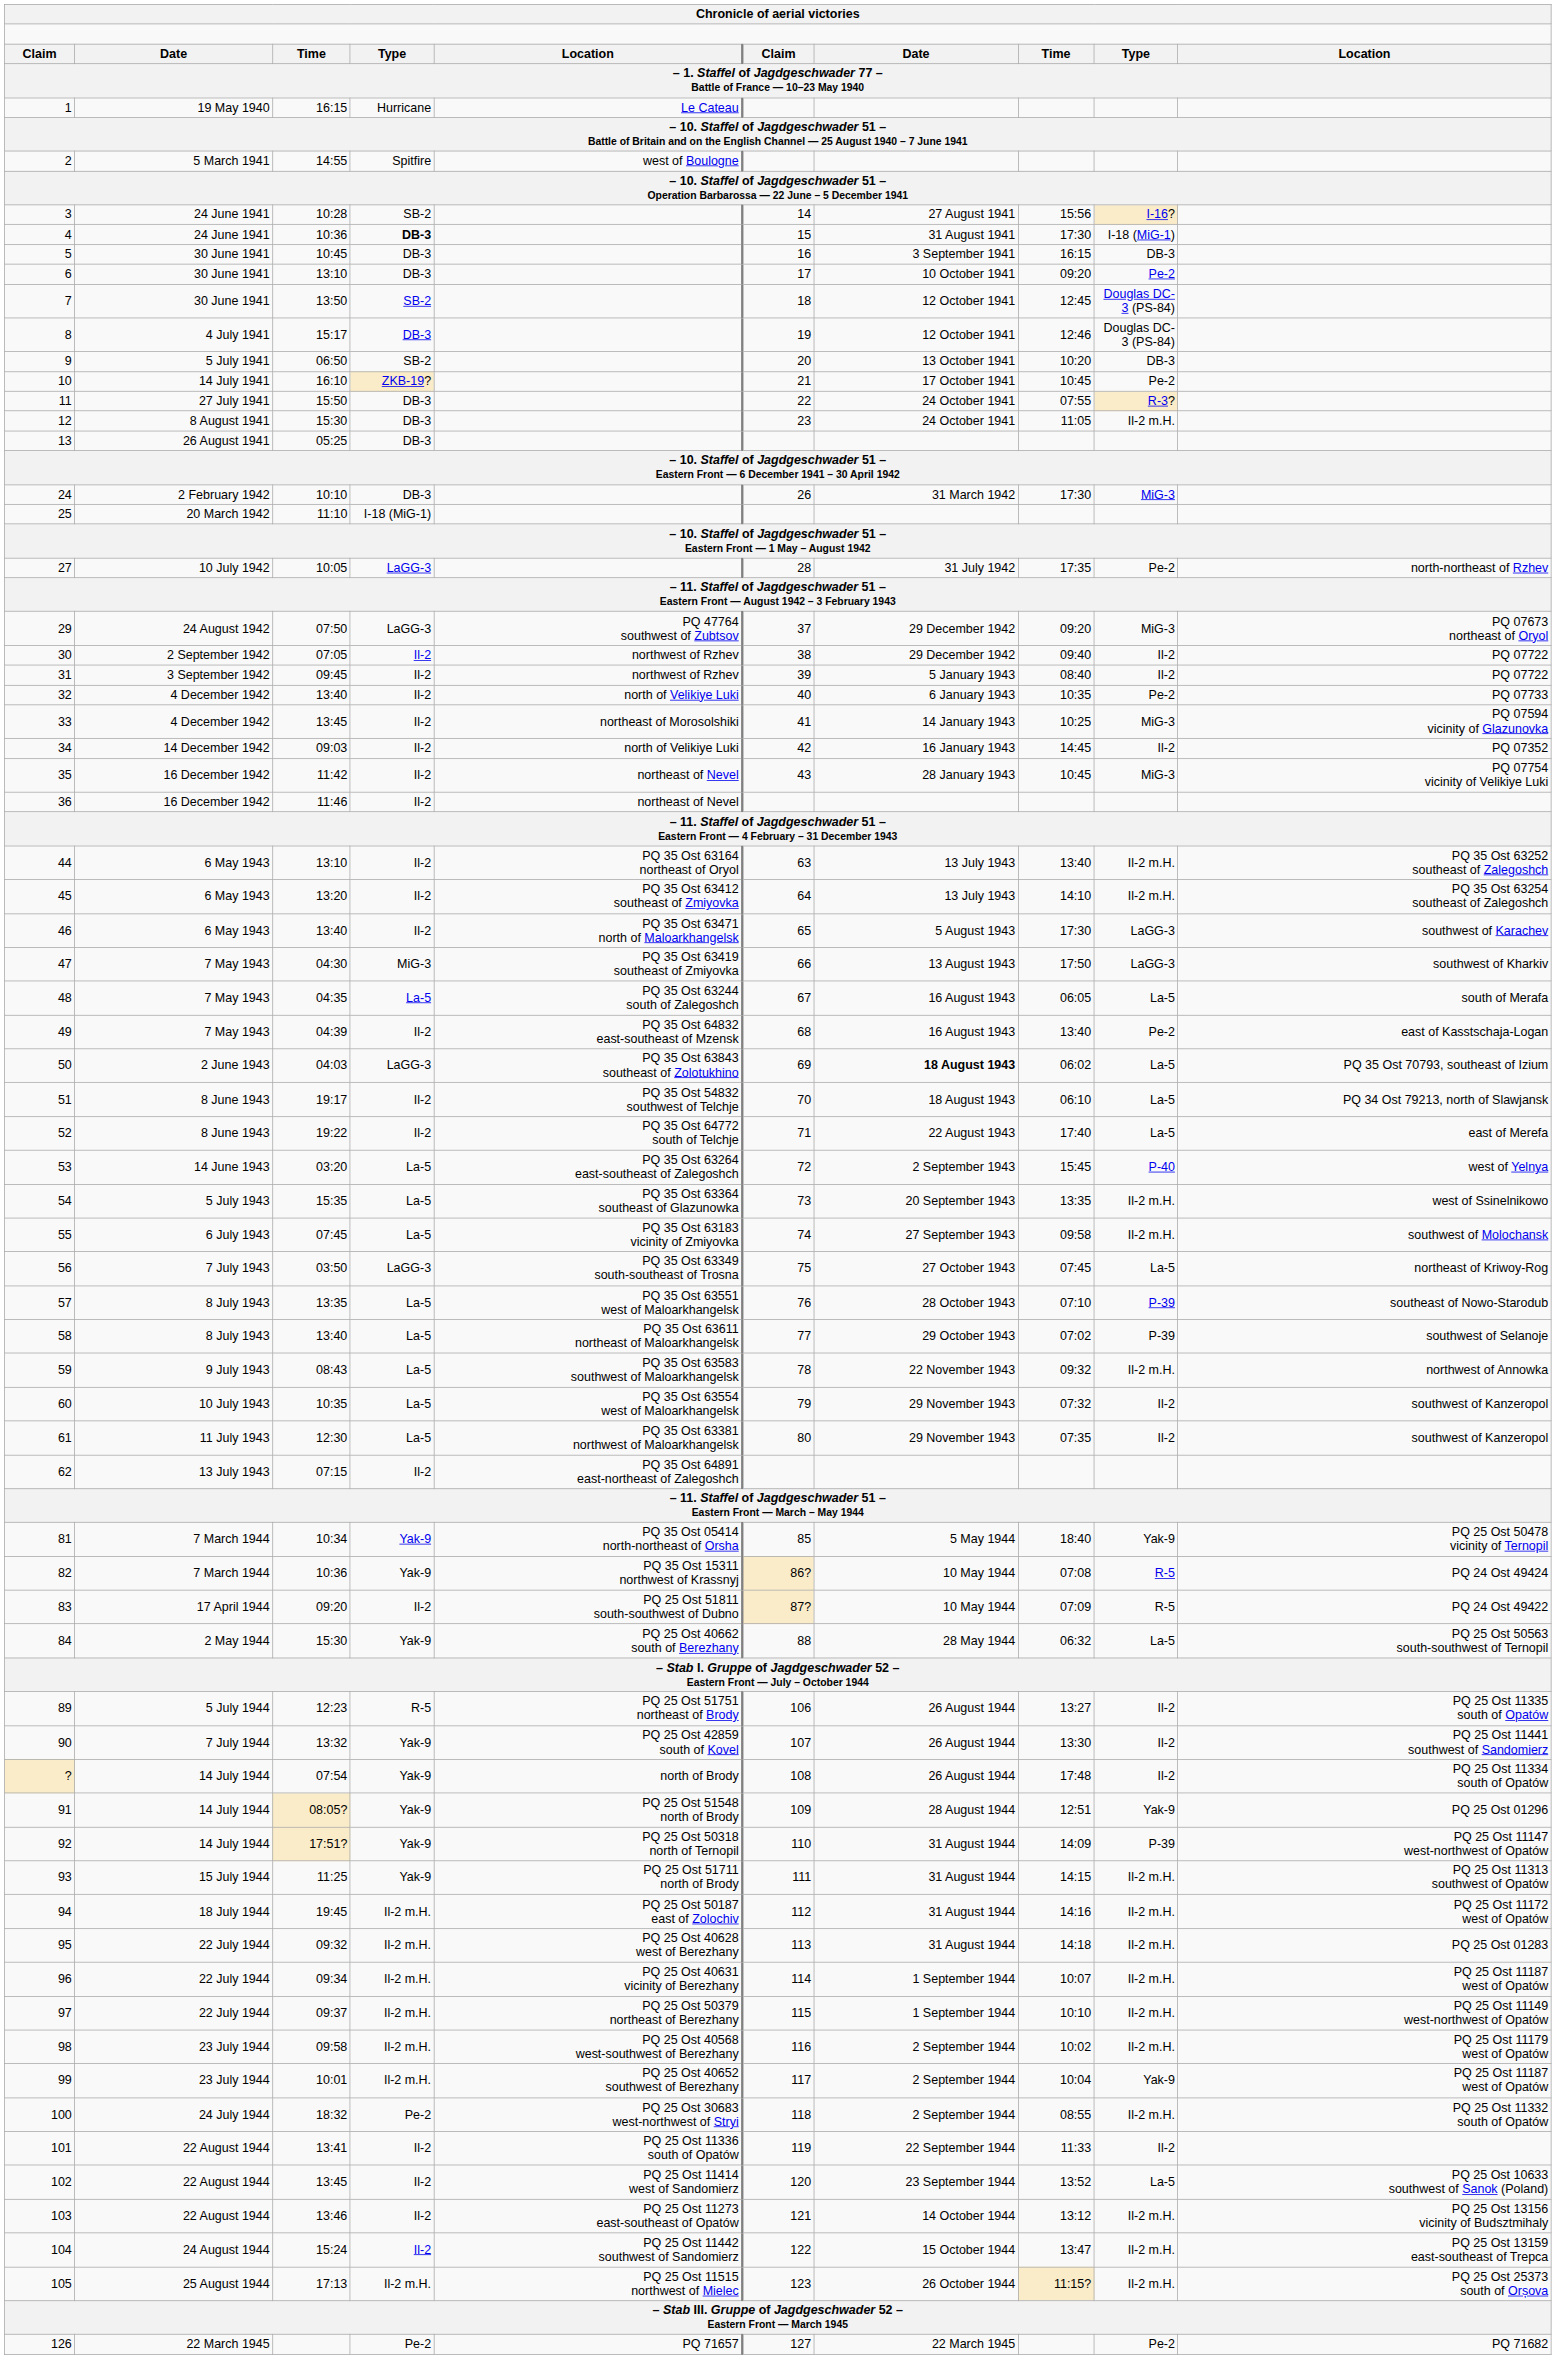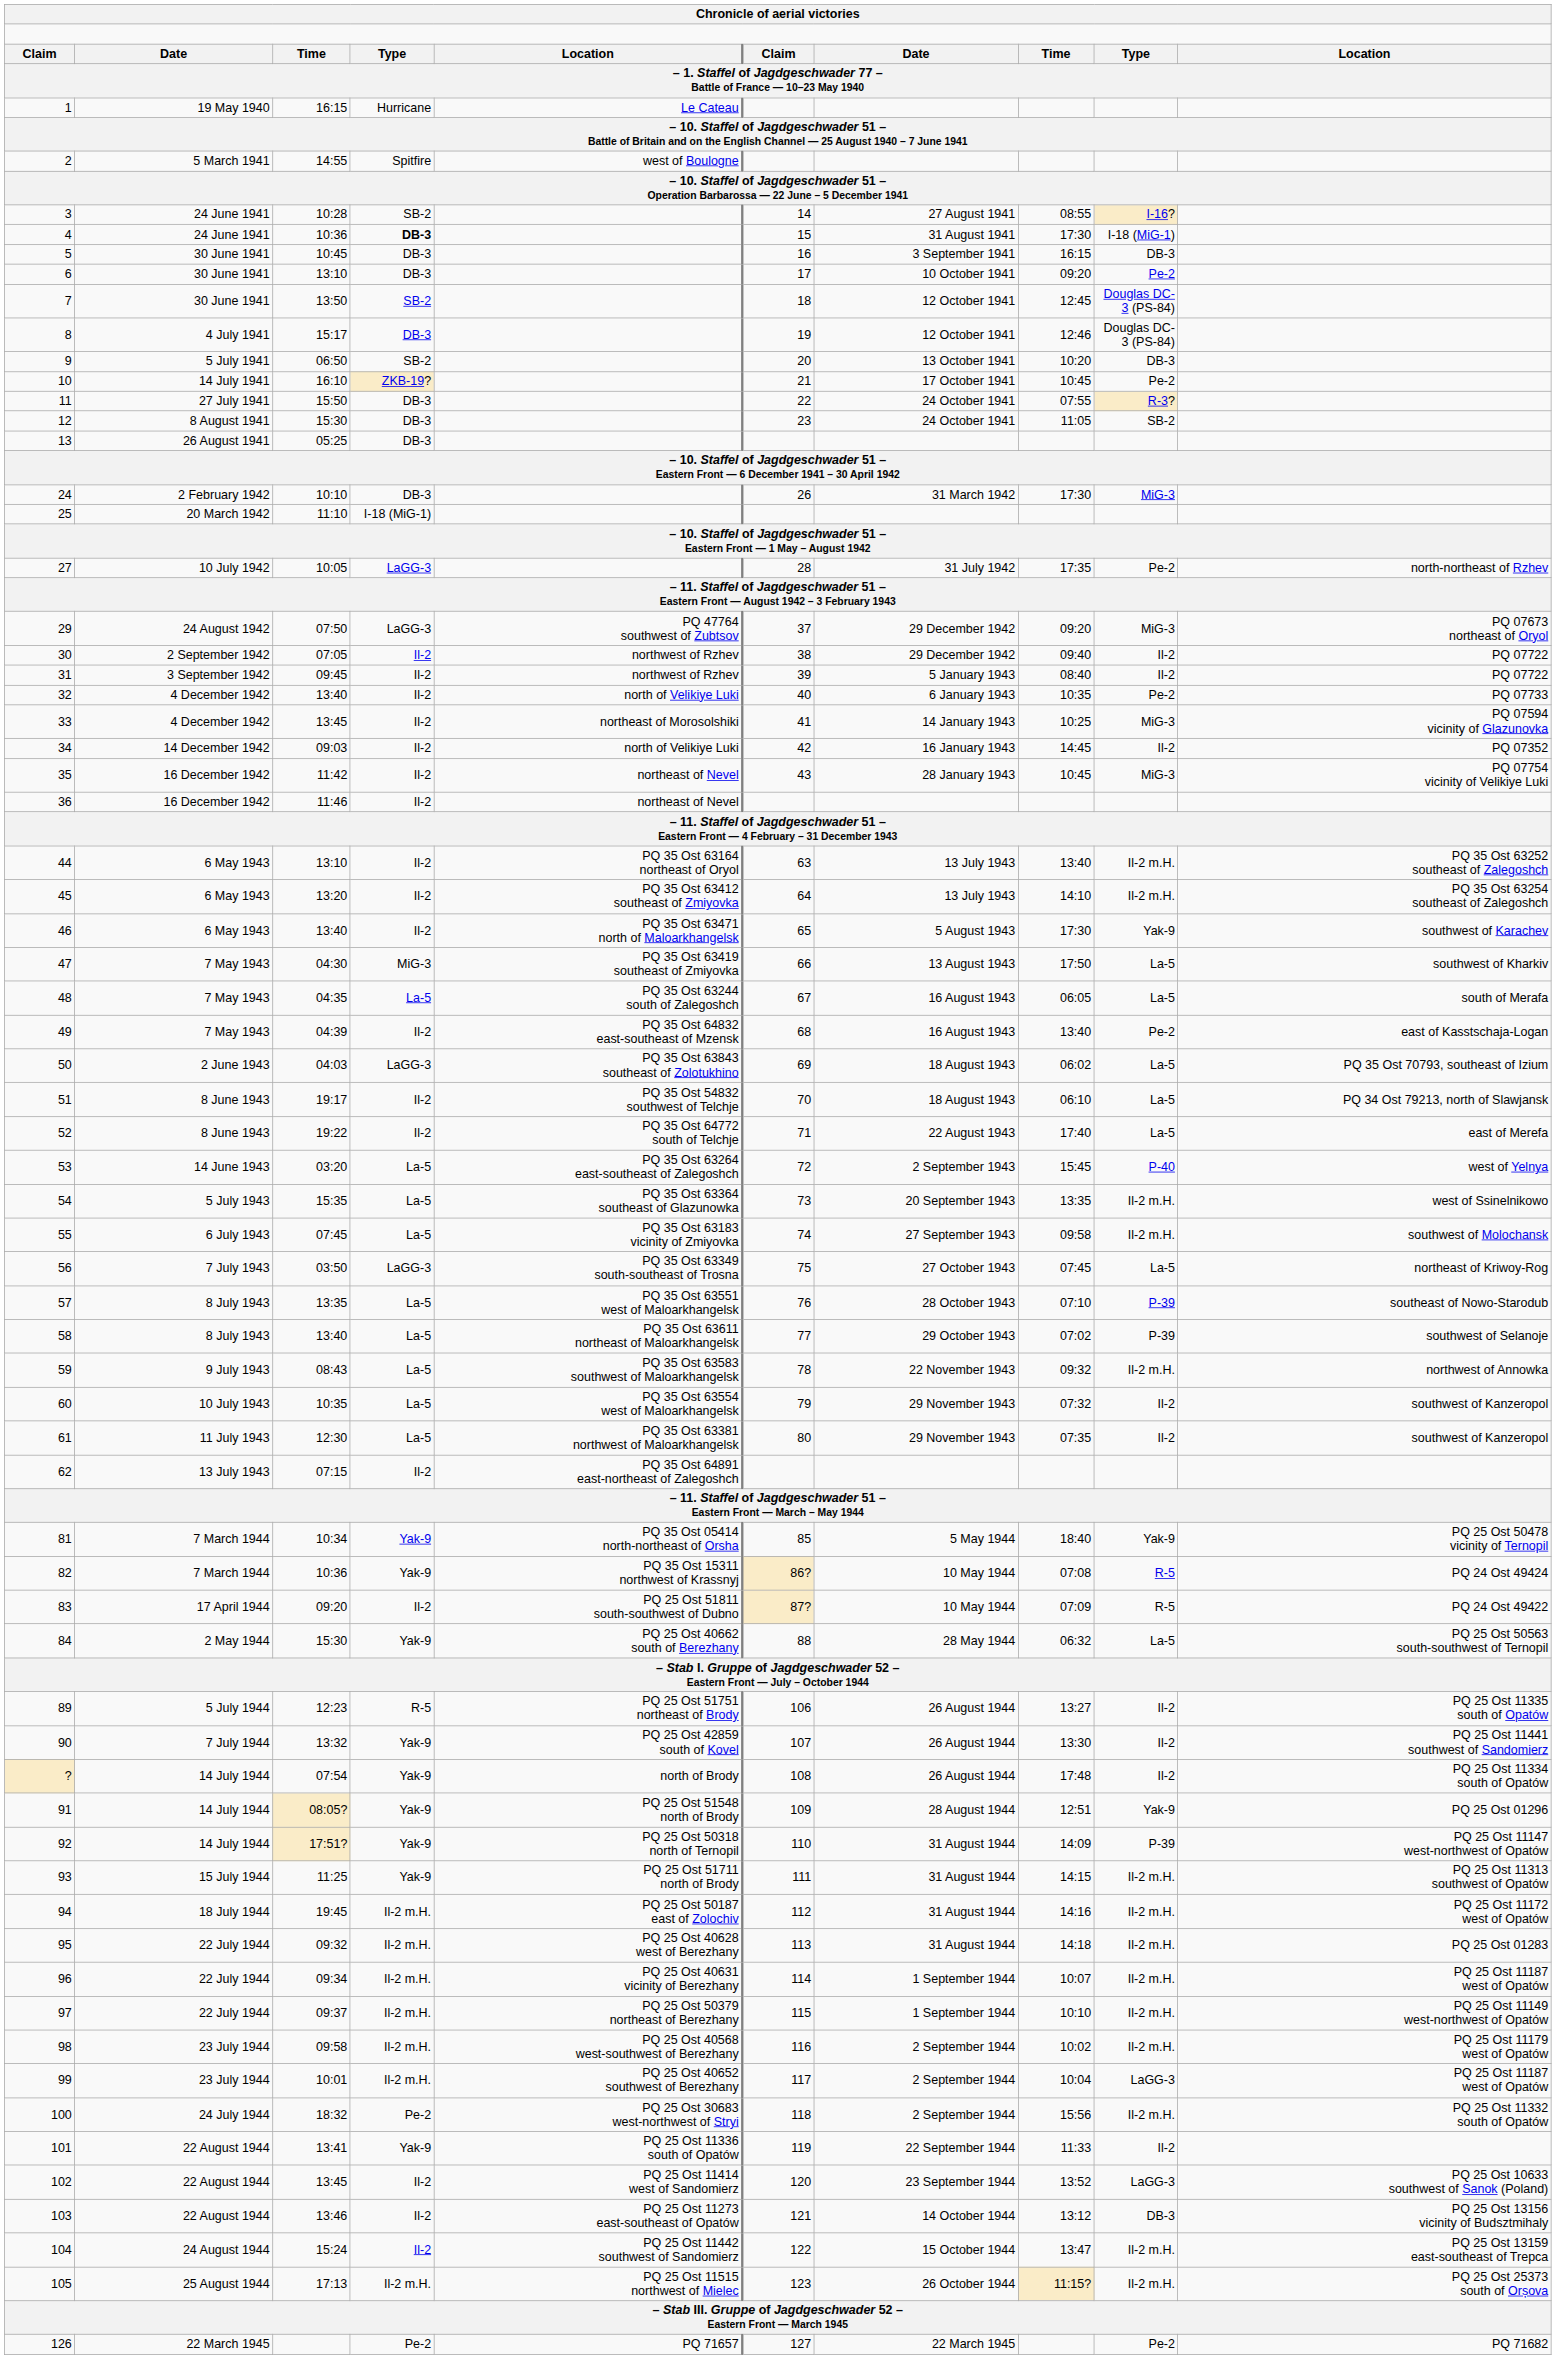(1076, 214) 15:56 -> (1076, 214) 08:55
(1151, 421) Il-2 m.H. -> (1161, 421) SB-2
(1153, 930) LaGG-3 -> (1159, 930) Yak-9
(1153, 964) LaGG-3 -> (1162, 964) La-5
(970, 1065) bold -> (972, 1065) normal
(1159, 2080) Yak-9 -> (1153, 2080) LaGG-3
(1076, 2114) 08:55 -> (1076, 2114) 15:56
(422, 2148) Il-2 -> (415, 2148) Yak-9
(1162, 2182) La-5 -> (1153, 2182) LaGG-3
(1151, 2216) Il-2 m.H. -> (1161, 2216) DB-3
